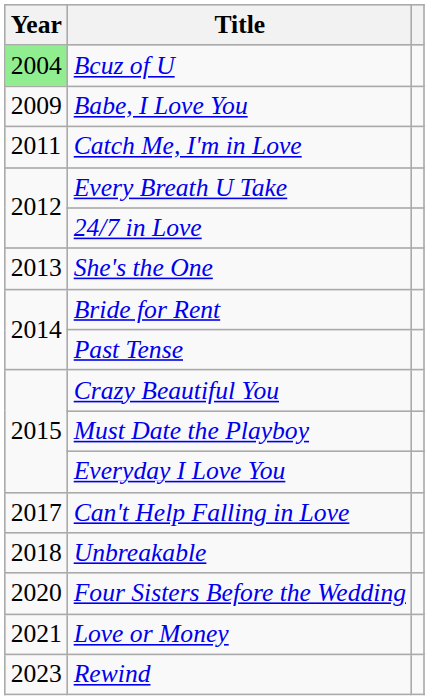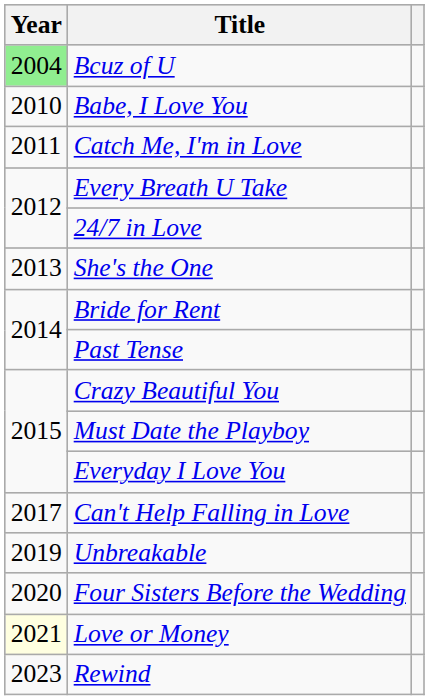(36, 106) 2009 -> (36, 106) 2010
(36, 552) 2018 -> (36, 552) 2019
(36, 633) no background -> (36, 633) lightyellow background
